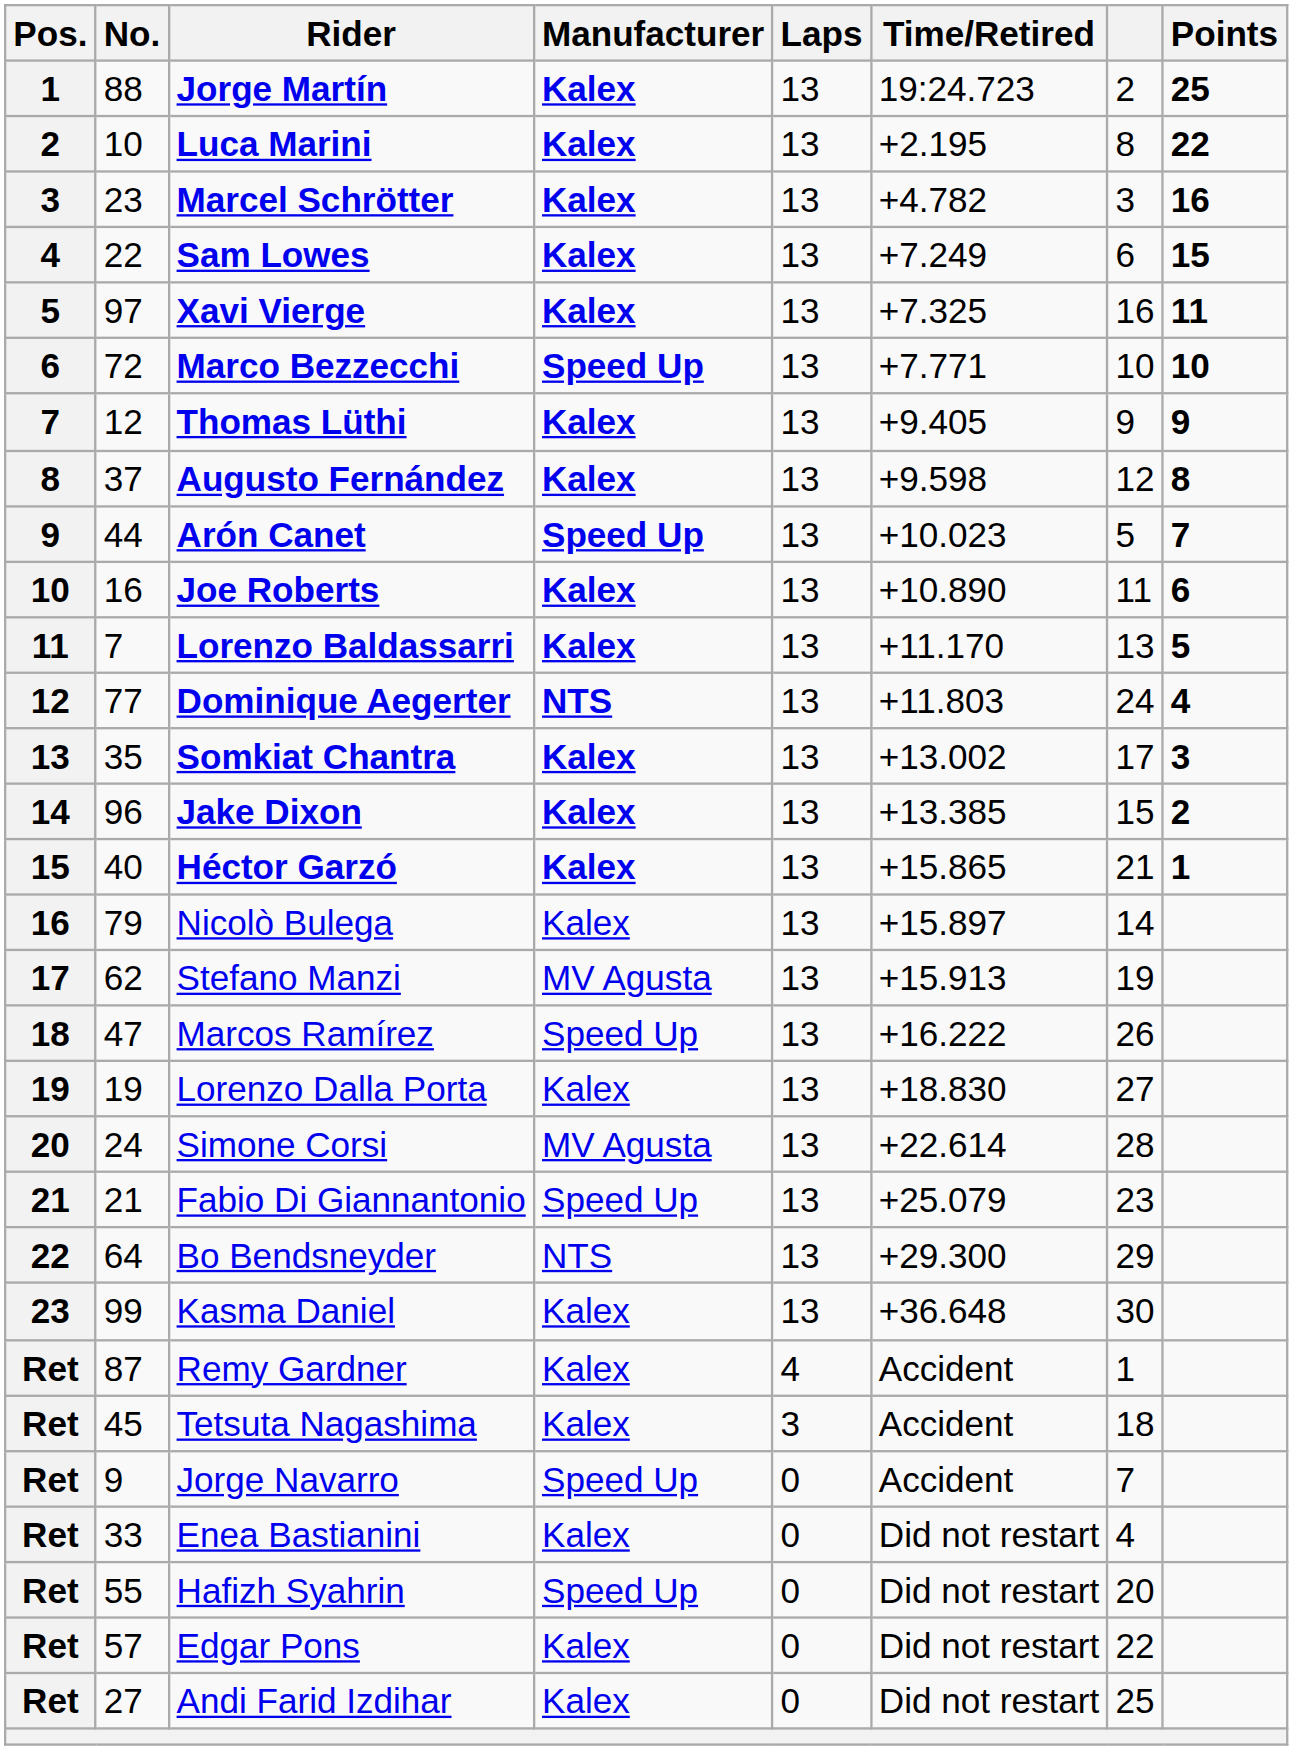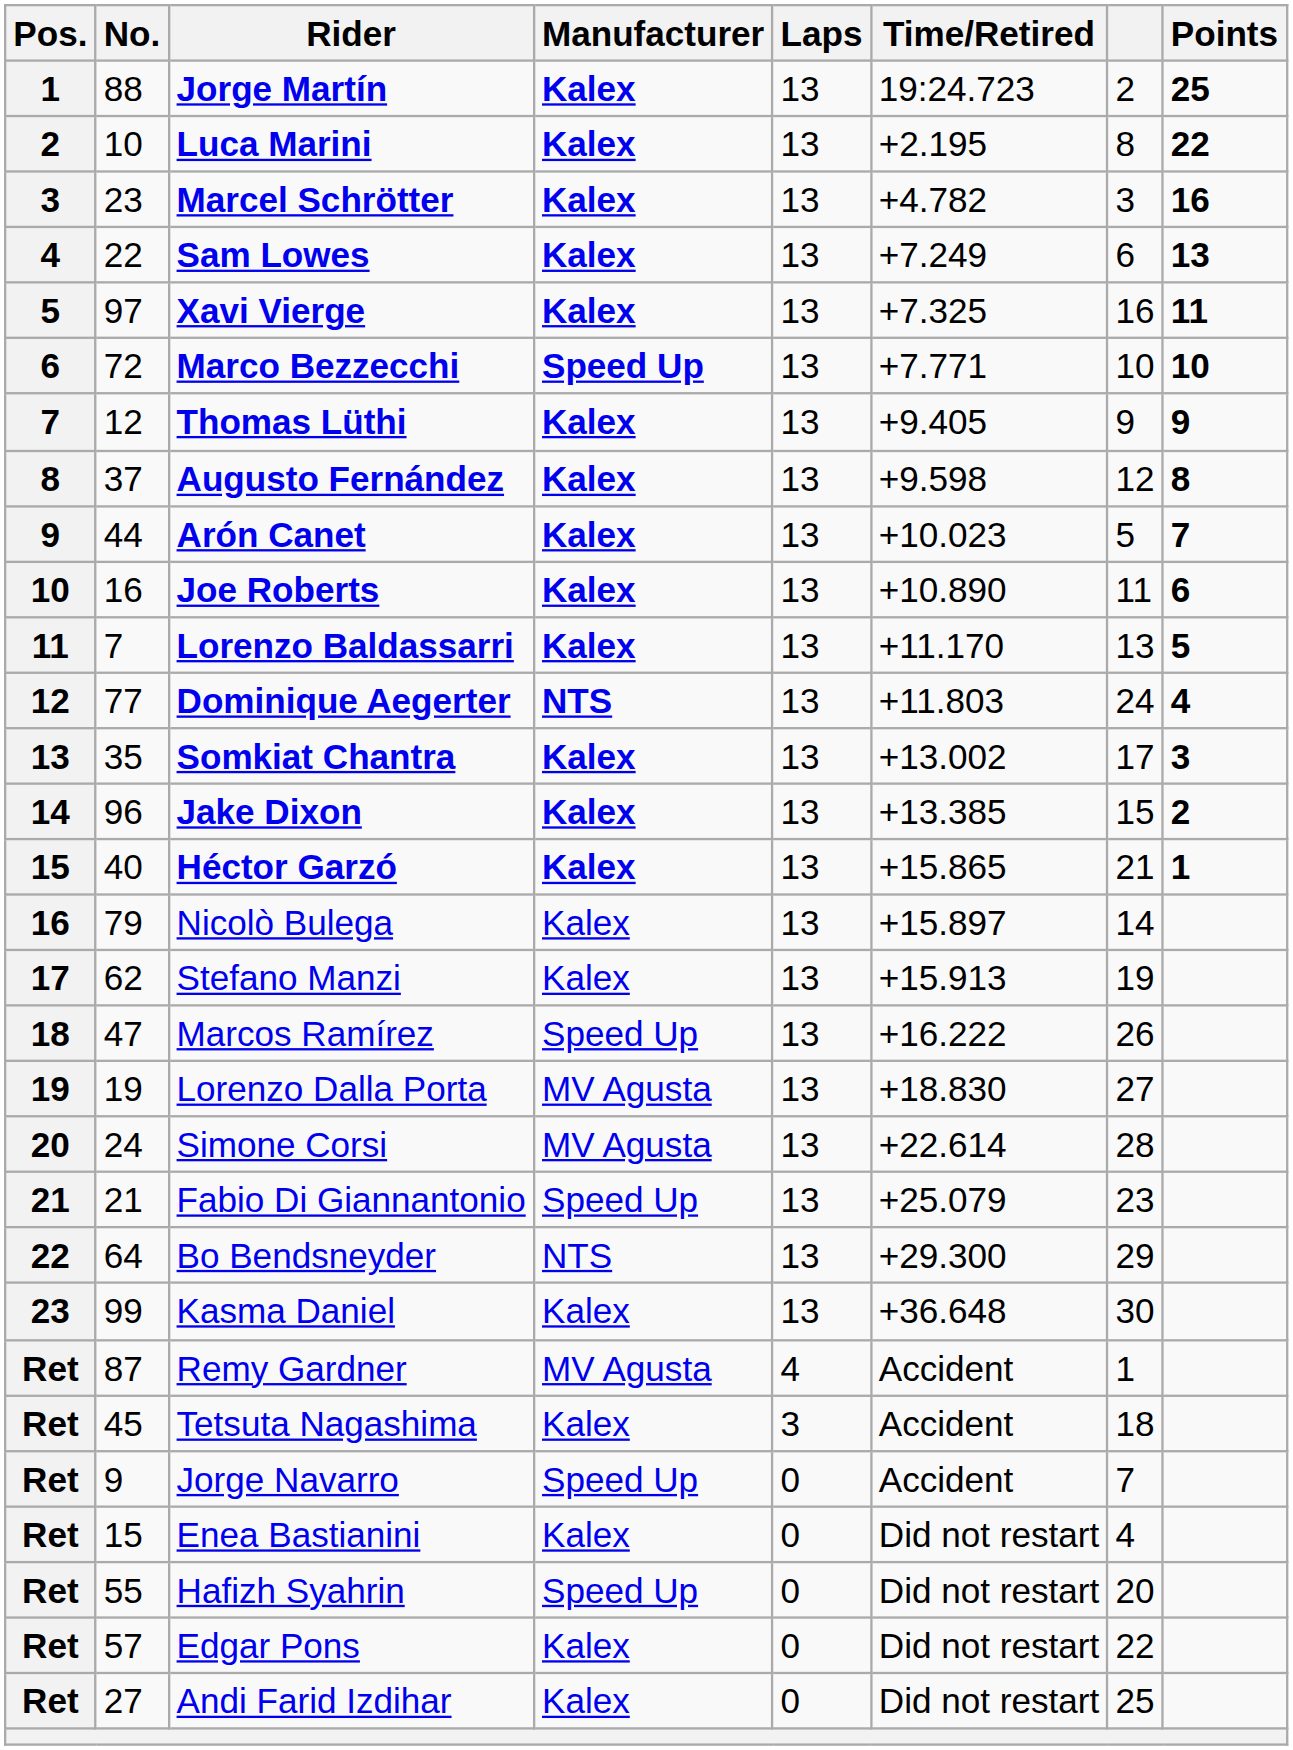(1190, 255) 15 -> (1190, 255) 13
(623, 533) Speed Up -> (589, 533) Kalex
(627, 978) MV Agusta -> (586, 978) Kalex
(586, 1089) Kalex -> (627, 1089) MV Agusta
(586, 1367) Kalex -> (627, 1367) MV Agusta
(123, 1534) 33 -> (123, 1534) 15
